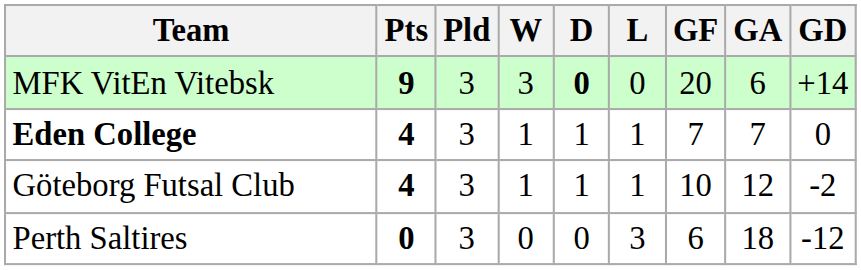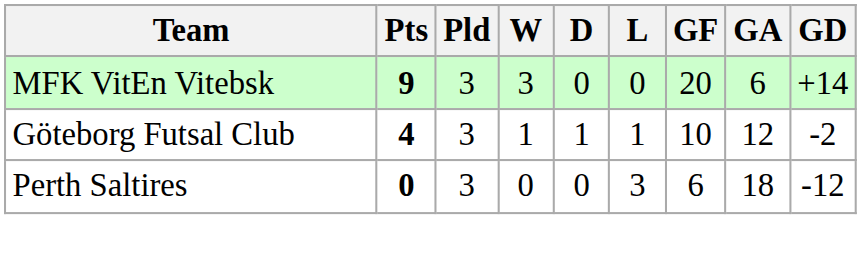(582, 82) bold -> (582, 82) normal
- row: (105, 133)
